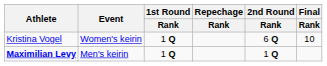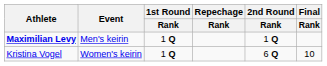rows swapped: (41, 54) <-> (34, 40)
